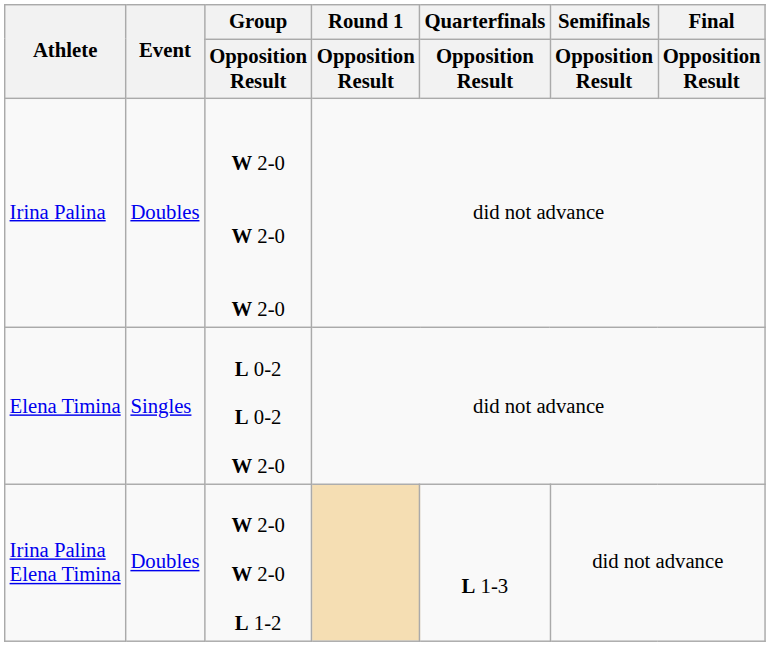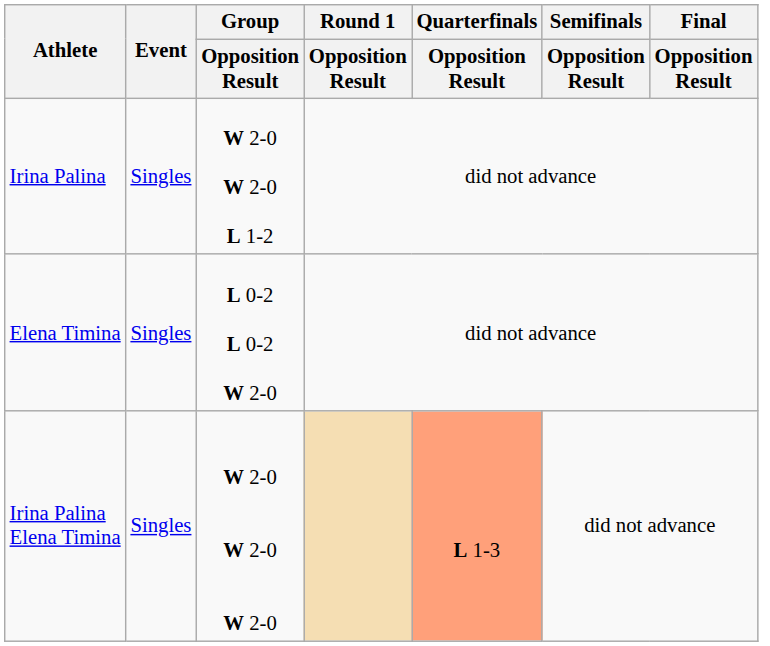(165, 212) Doubles -> (161, 176) Singles
(258, 237) W 2-0 W 2-0 W 2-0 -> (250, 188) W 2-0 W 2-0 L 1-2
(165, 562) Doubles -> (161, 525) Singles
(258, 574) W 2-0 W 2-0 L 1-2 -> (250, 550) W 2-0 W 2-0 W 2-0
(485, 587) no background -> (477, 550) lightsalmon background
